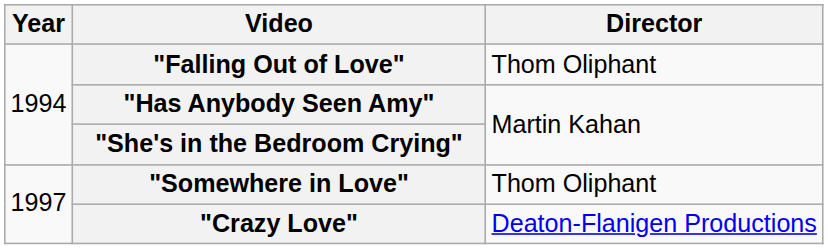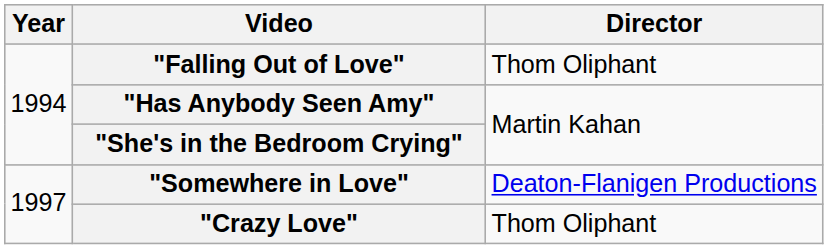(574, 183) Thom Oliphant -> (654, 183) Deaton-Flanigen Productions
(654, 223) Deaton-Flanigen Productions -> (574, 223) Thom Oliphant
